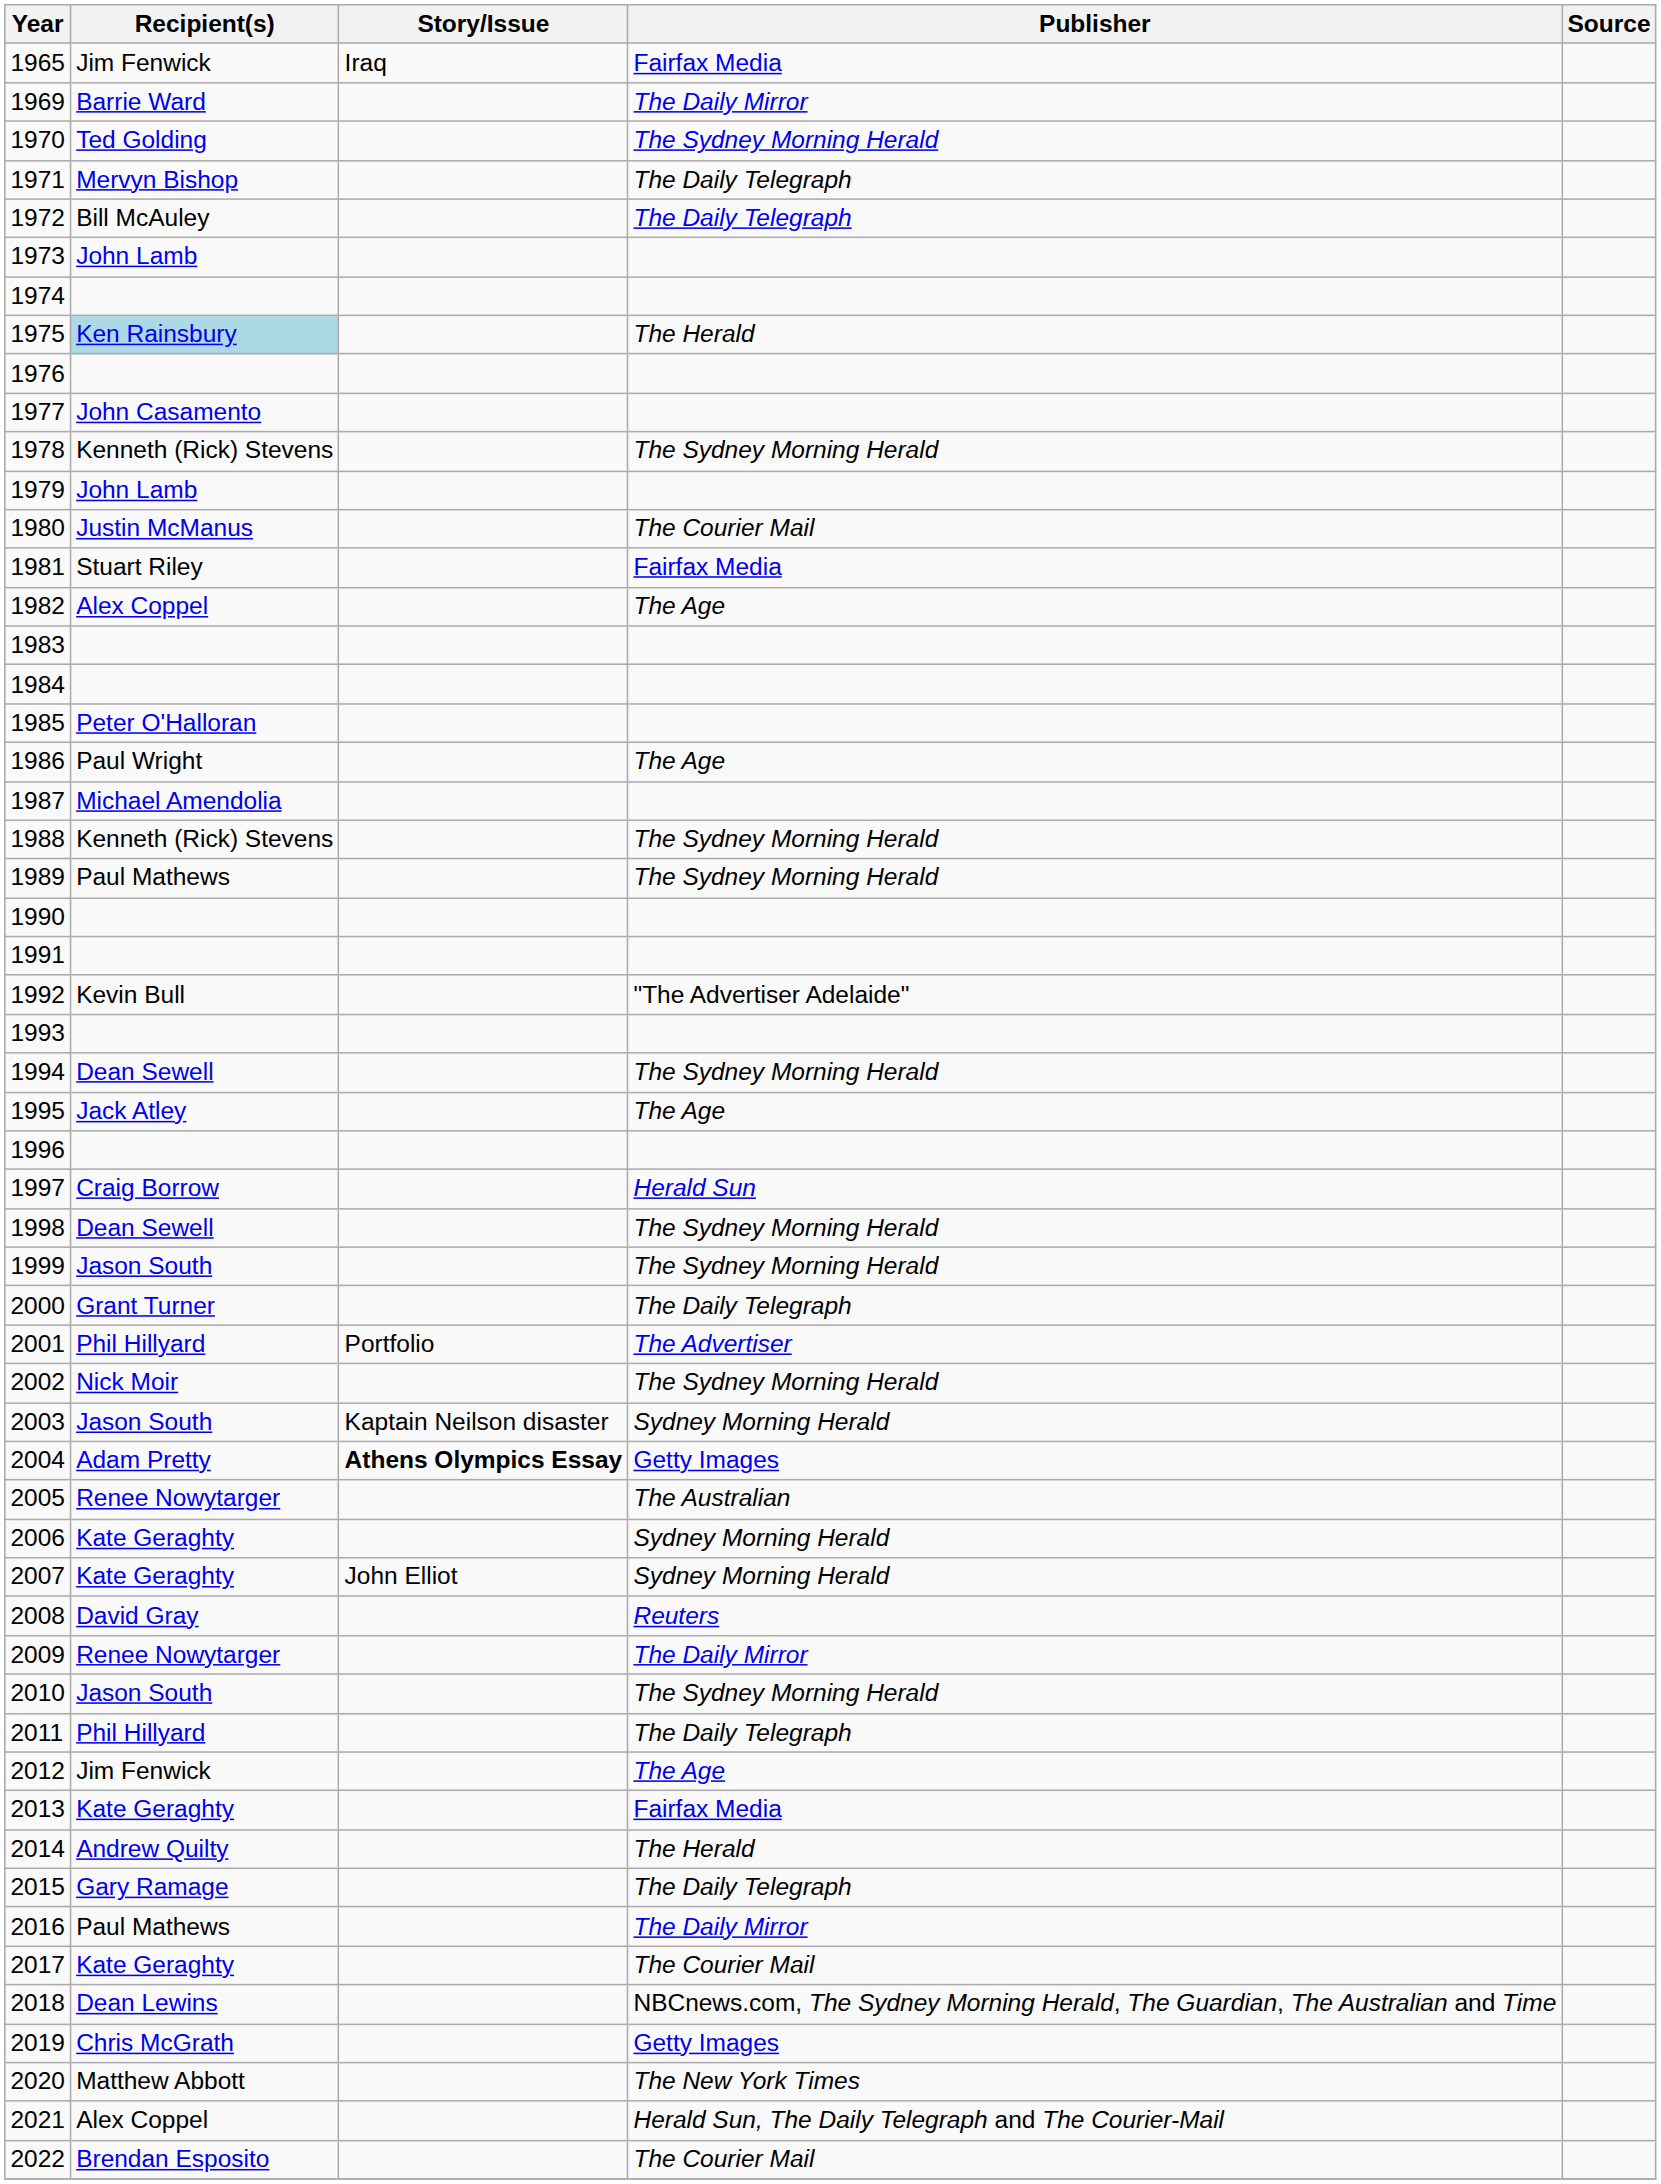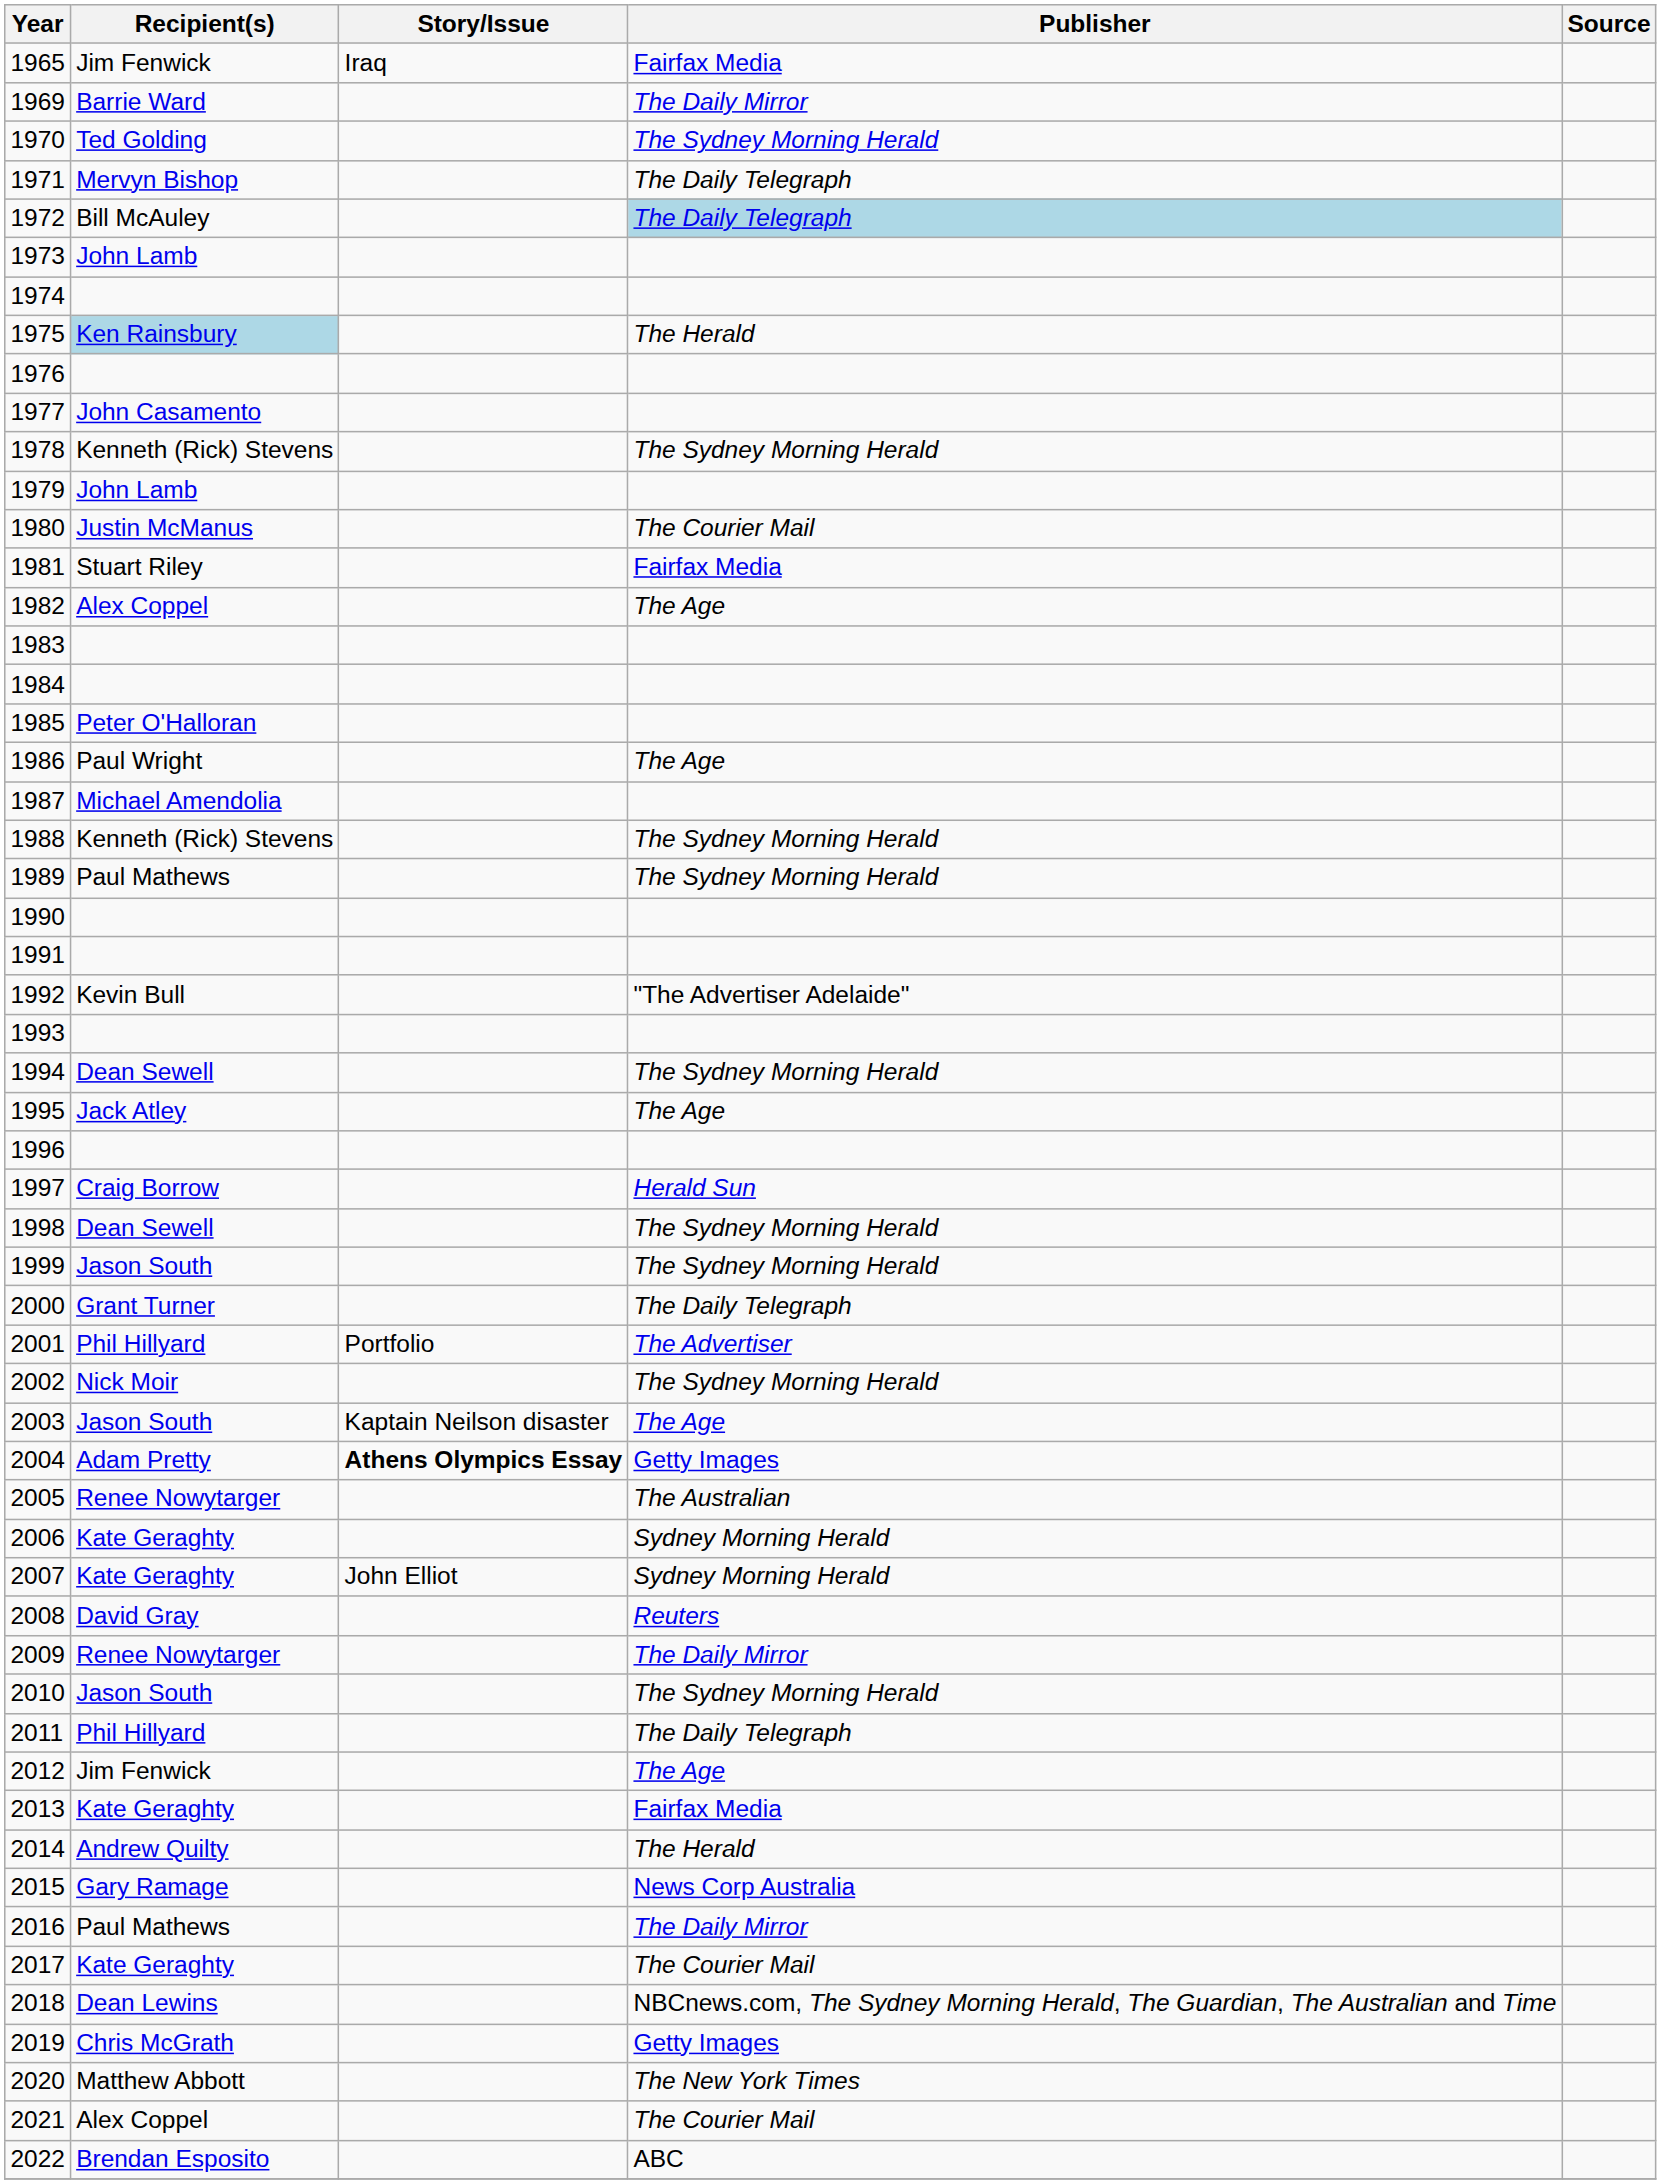(743, 218) no background -> (743, 218) lightblue background
(761, 1421) Sydney Morning Herald -> (679, 1421) The Age
(743, 1887) The Daily Telegraph -> (744, 1887) News Corp Australia
(929, 2120) Herald Sun, The Daily Telegraph and The Courier-Mail -> (724, 2120) The Courier Mail
(724, 2159) The Courier Mail -> (659, 2159) ABC
